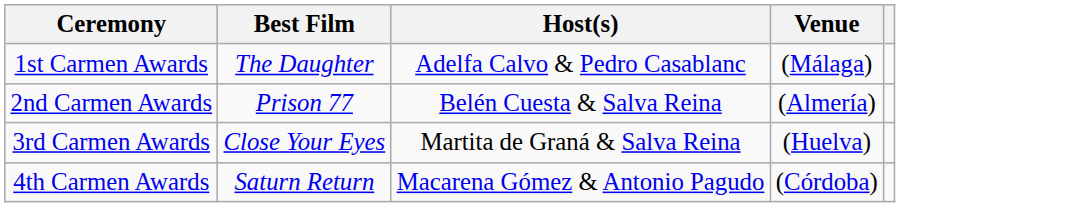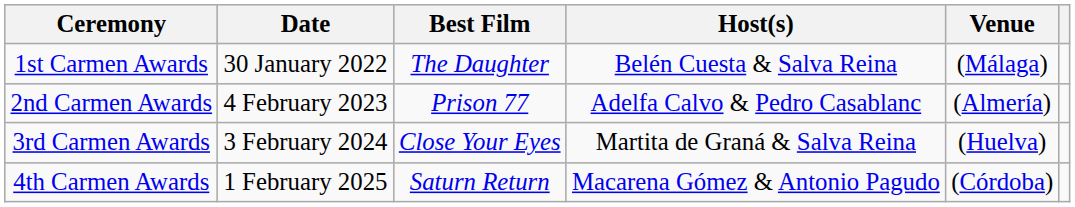+ column: (305, 24)
(581, 63) Adelfa Calvo & Pedro Casablanc -> (756, 63) Belén Cuesta & Salva Reina
(581, 102) Belén Cuesta & Salva Reina -> (756, 102) Adelfa Calvo & Pedro Casablanc
